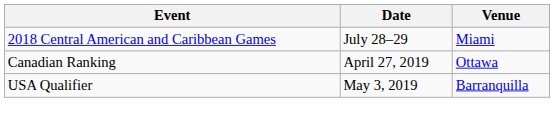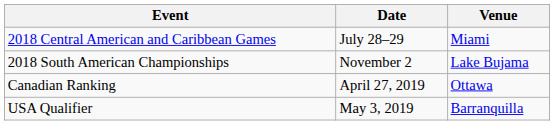+ row: (118, 62)
